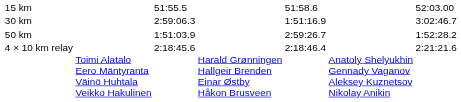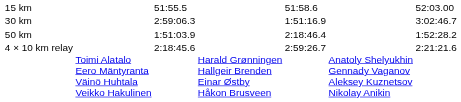(305, 34) 2:59:26.7 -> (305, 34) 2:18:46.4
(305, 48) 2:18:46.4 -> (305, 48) 2:59:26.7
